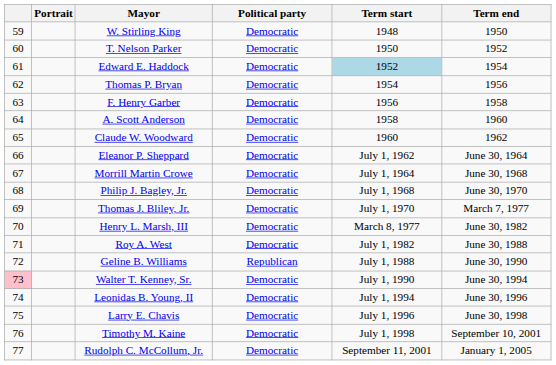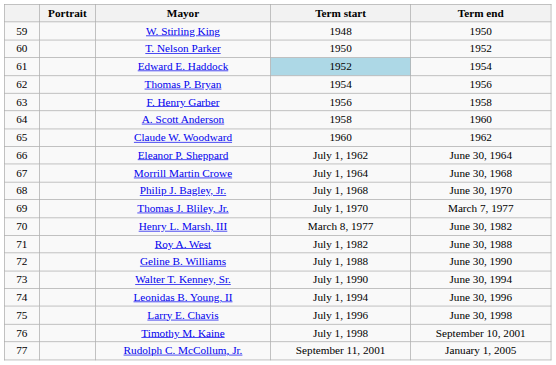- column: (272, 13)
(18, 279) pink background -> (22, 279) no background
